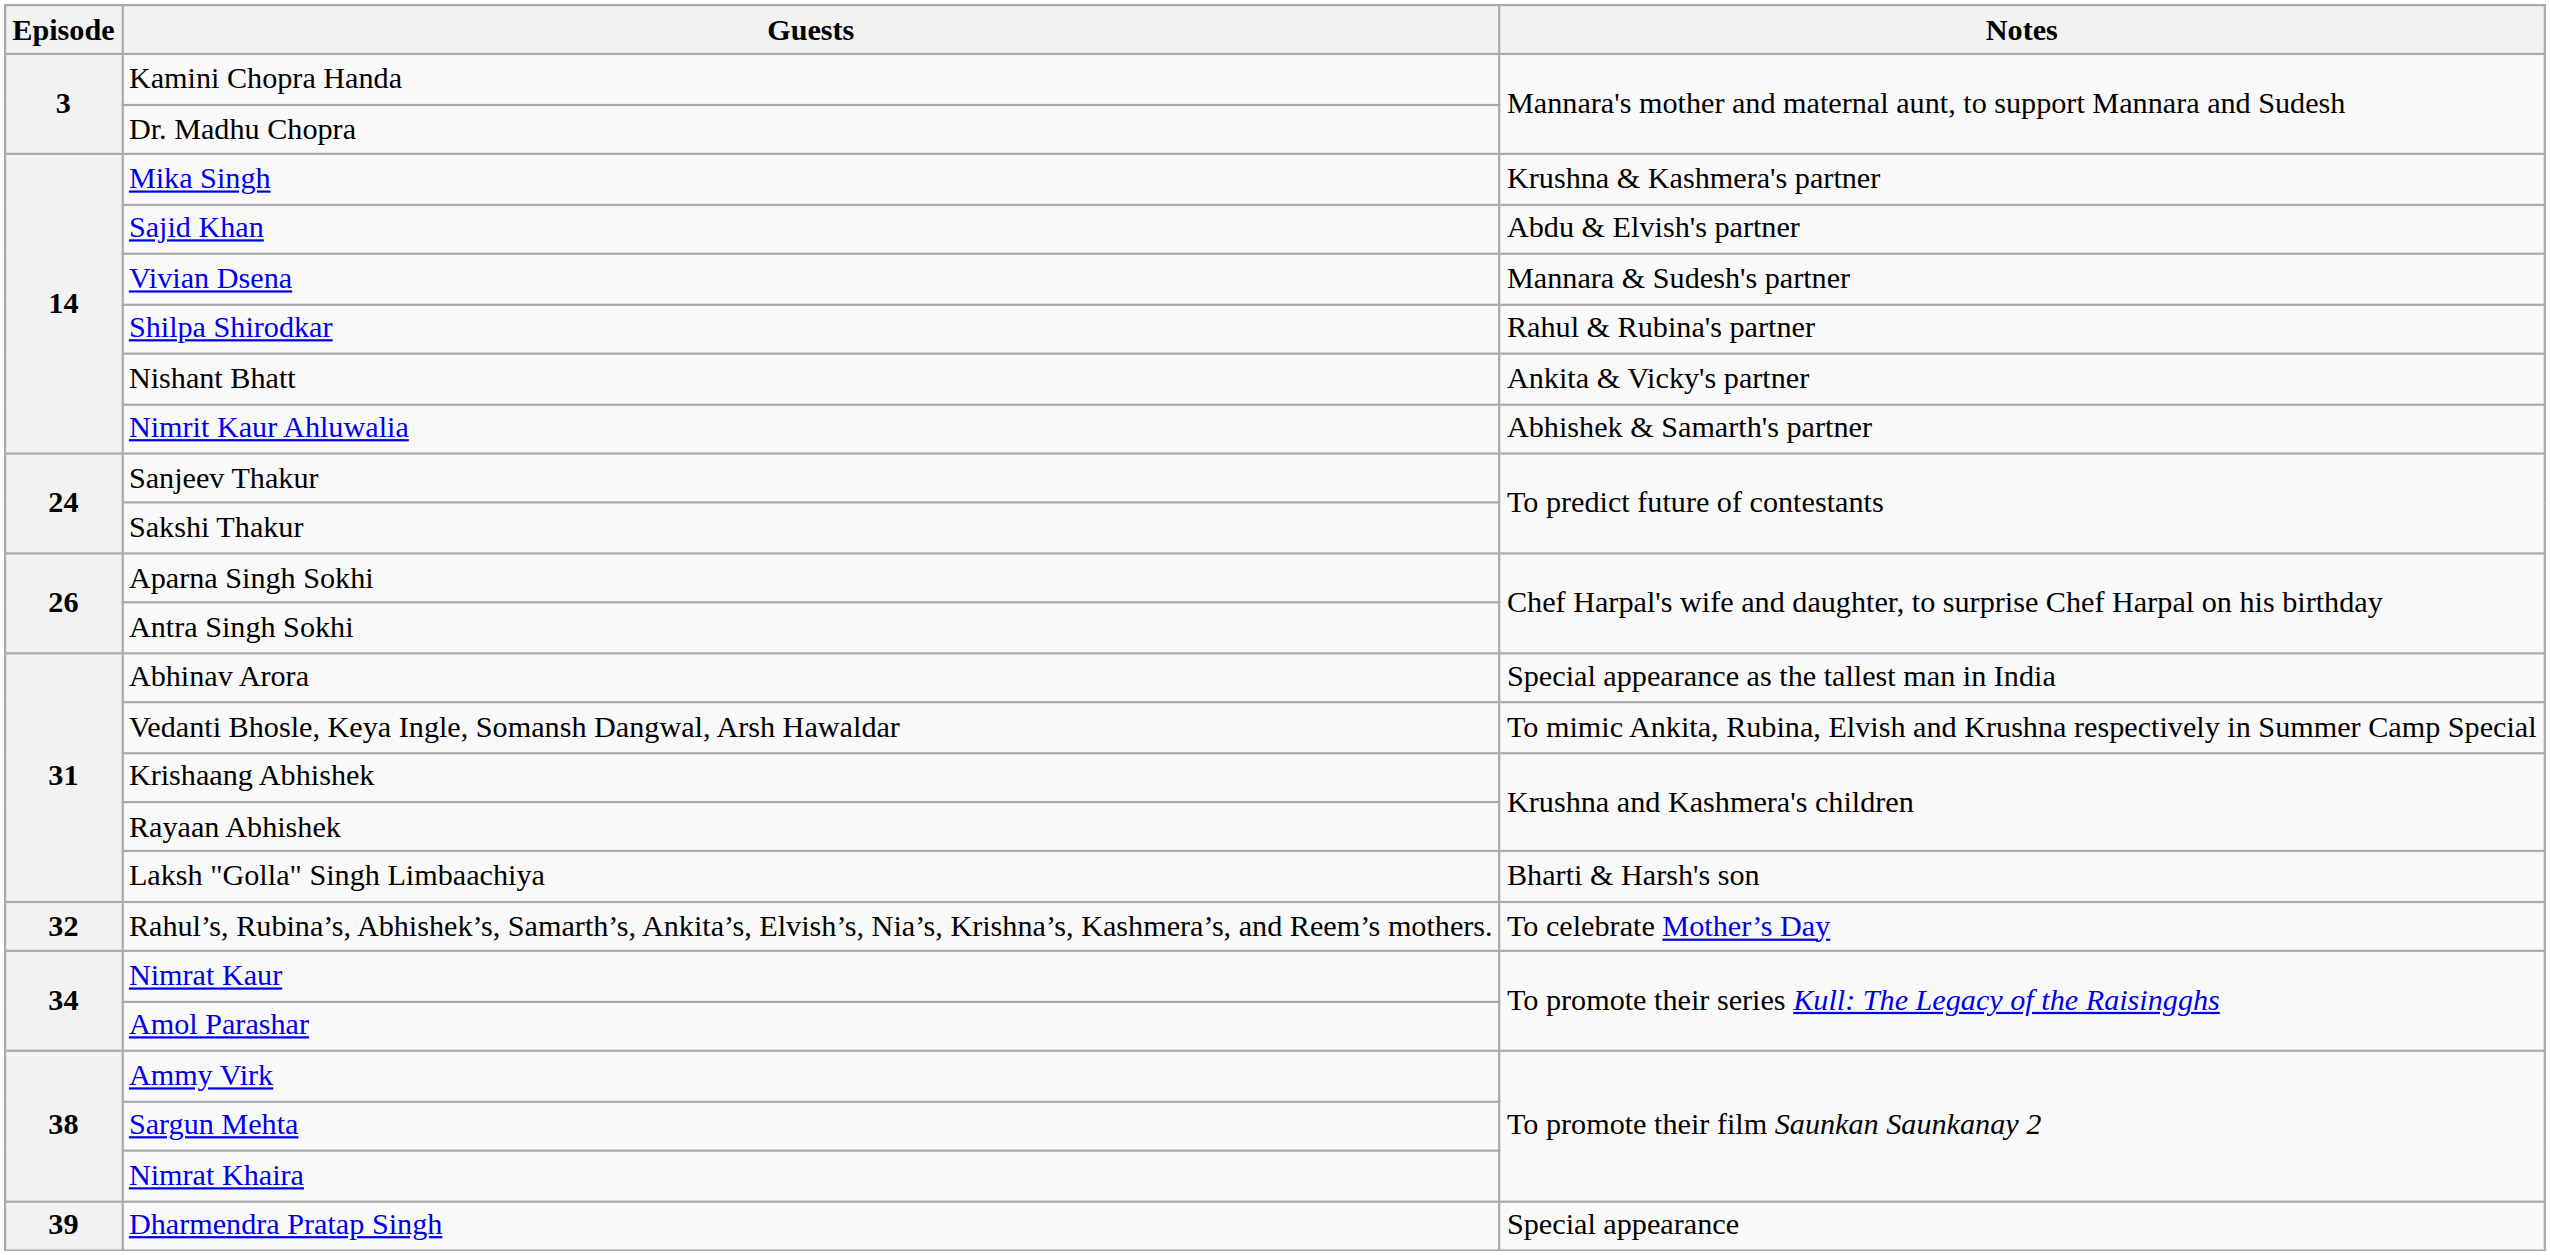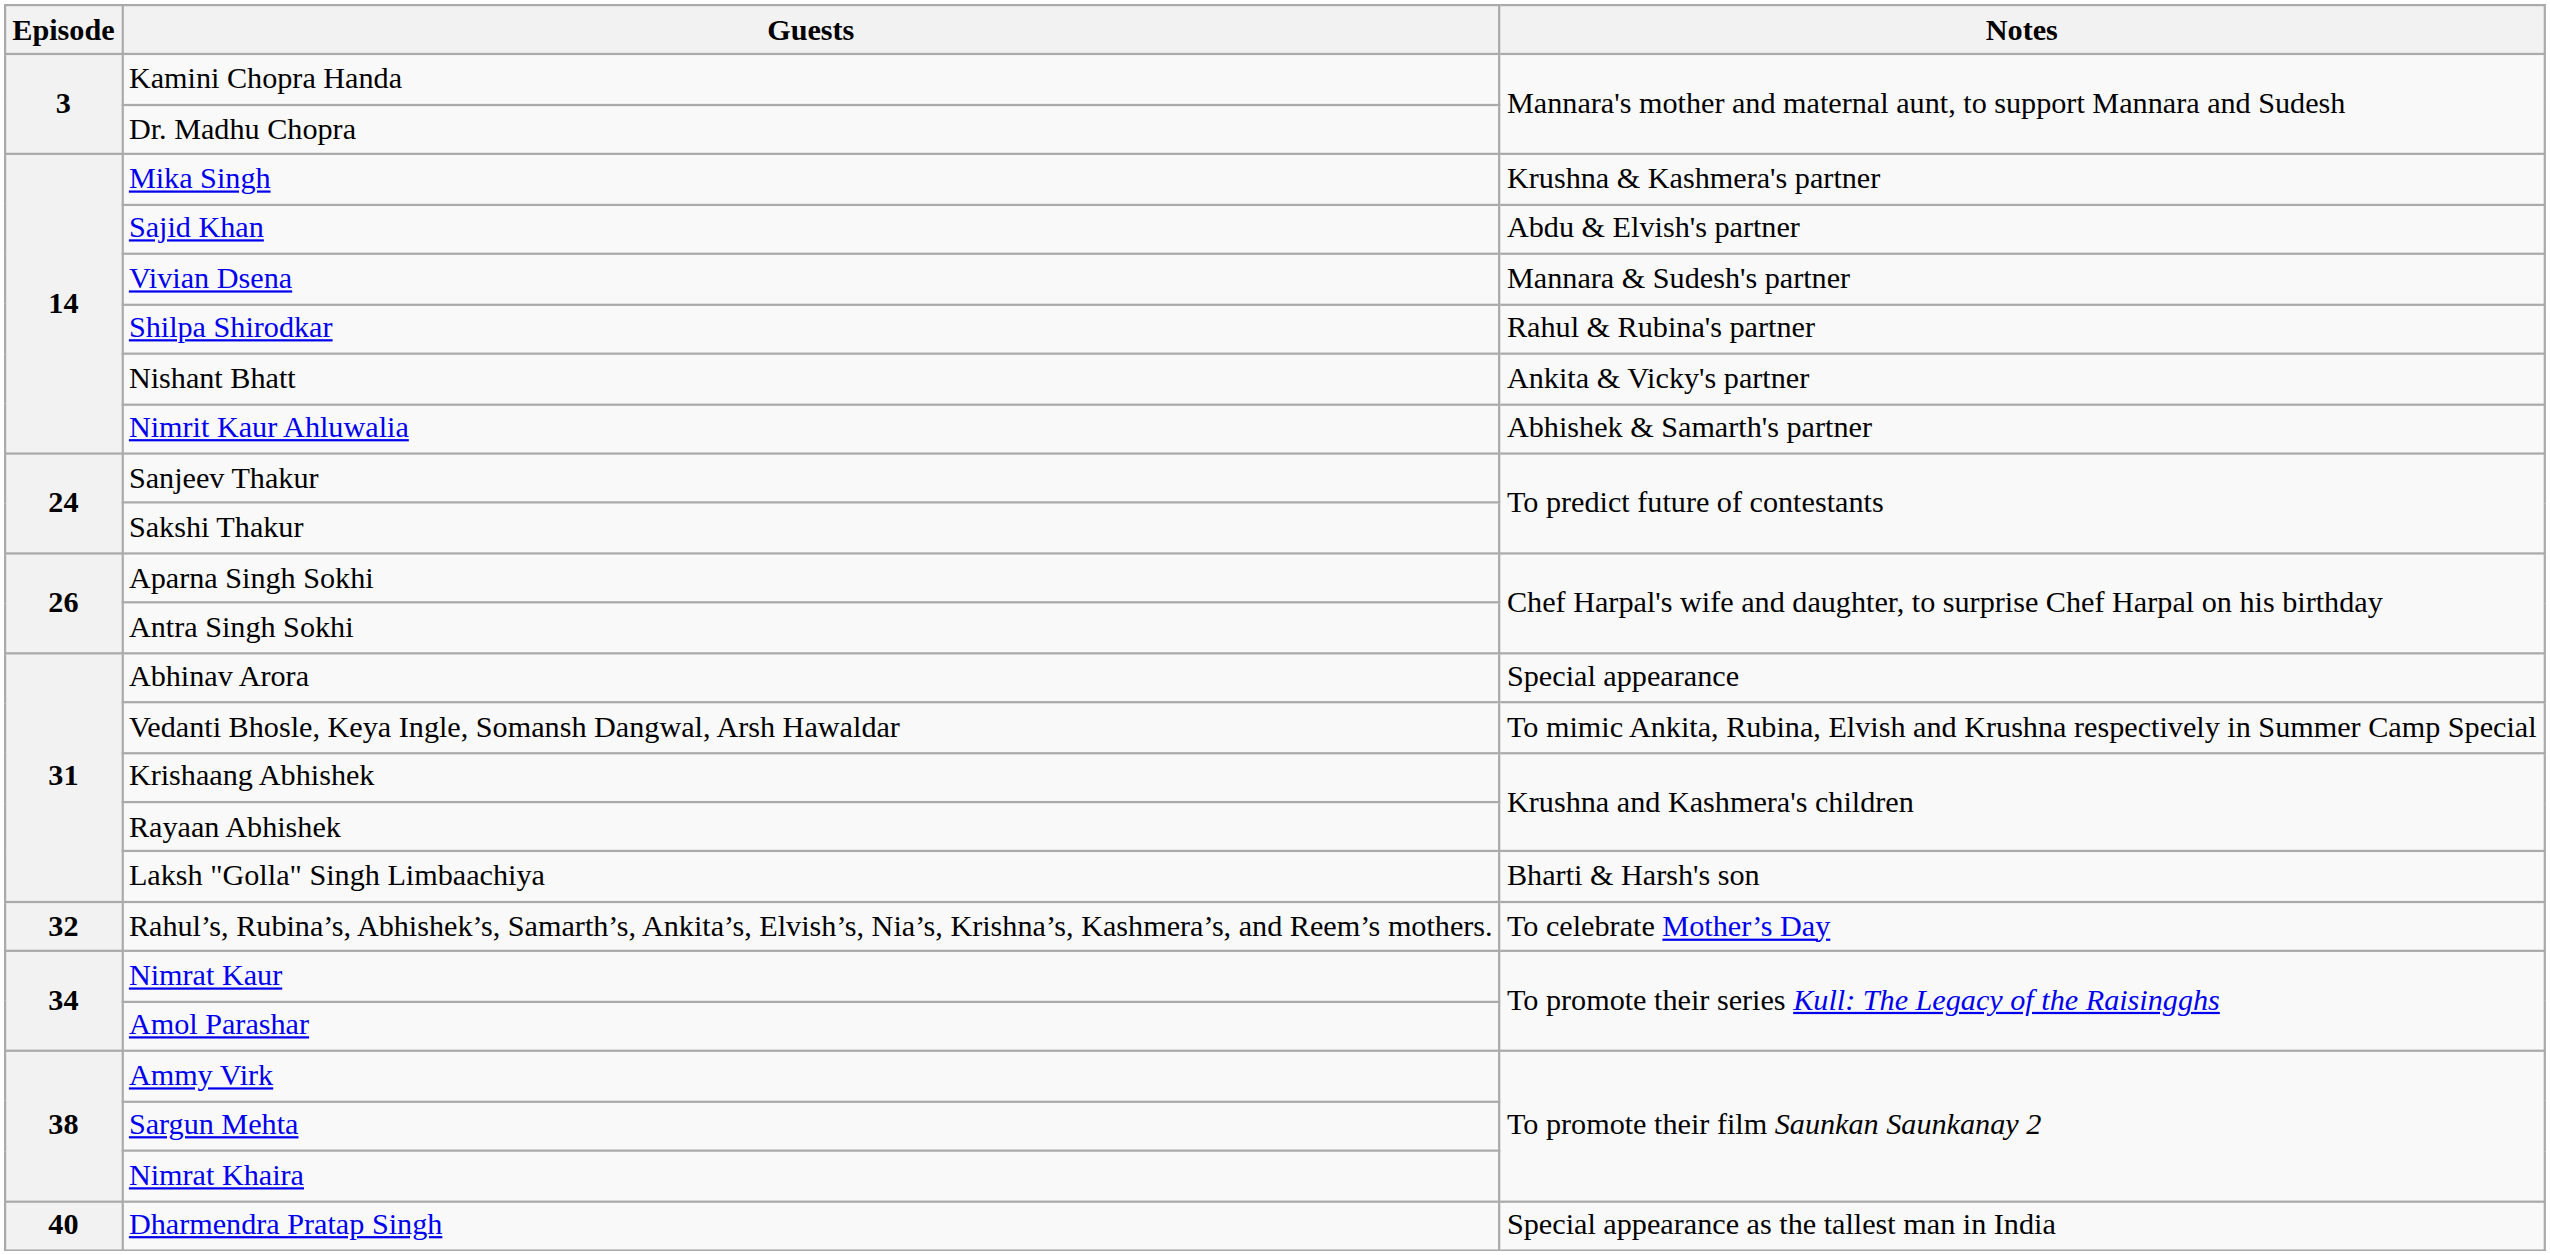(1781, 676) Special appearance as the tallest man in India -> (1623, 676) Special appearance
(63, 1224) 39 -> (63, 1224) 40
(1623, 1224) Special appearance -> (1781, 1224) Special appearance as the tallest man in India
